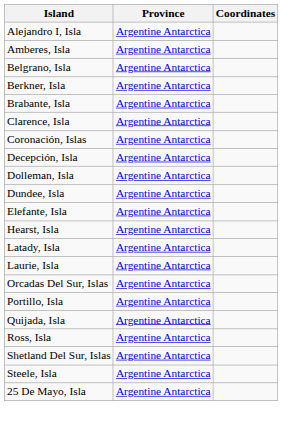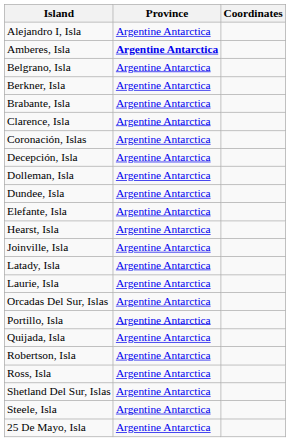(163, 49) normal -> (167, 49) bold
+ row: (38, 247)
+ row: (41, 355)
